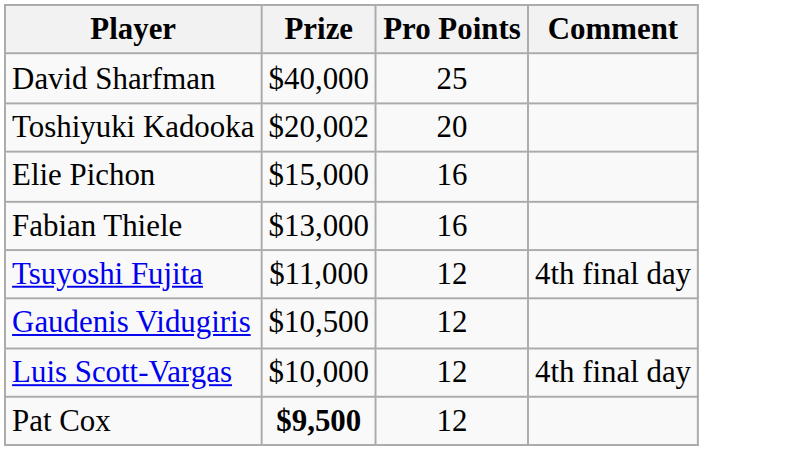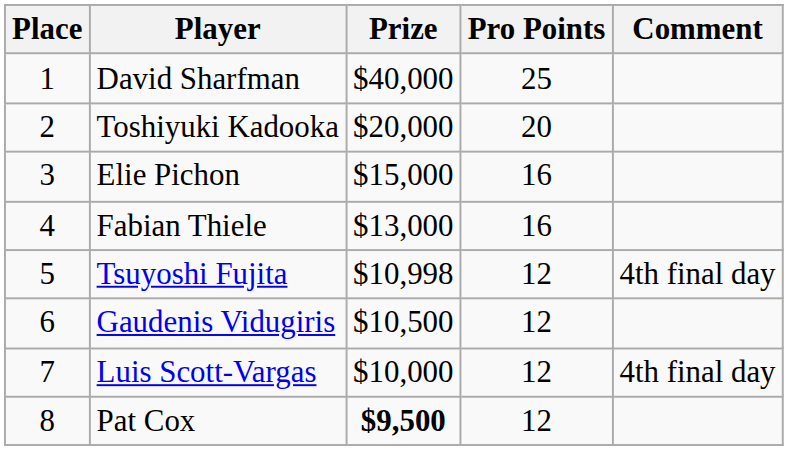+ column: (47, 28)
(319, 126) $20,002 -> (403, 126) $20,000
(319, 273) $11,000 -> (403, 273) $10,998
